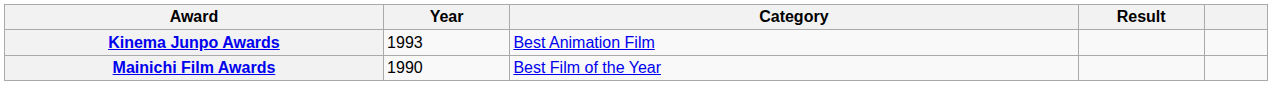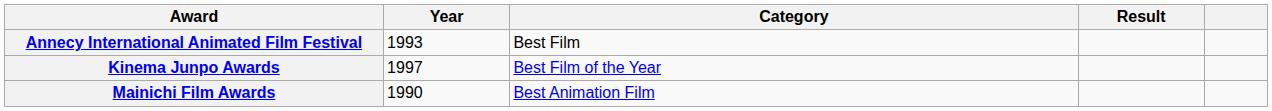+ row: (194, 42)
(405, 42) 1993 -> (405, 67) 1997
(584, 42) Best Animation Film -> (587, 67) Best Film of the Year
(587, 67) Best Film of the Year -> (584, 93) Best Animation Film
